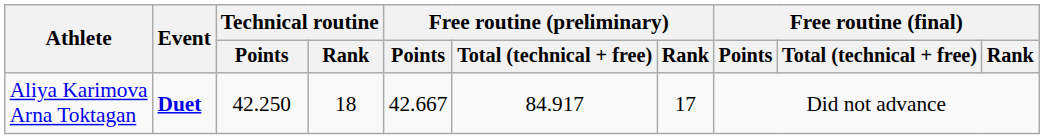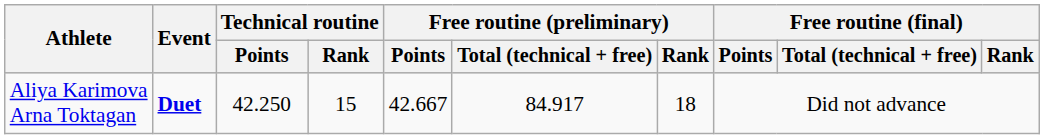(346, 103) 18 -> (346, 103) 15
(685, 103) 17 -> (685, 103) 18
